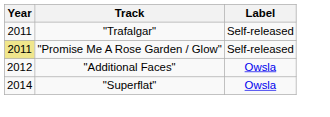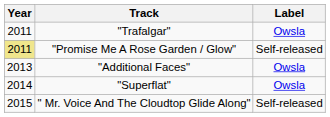(260, 31) Self-released -> (289, 31) Owsla
(20, 67) 2012 -> (20, 67) 2013
+ row: (144, 103)
